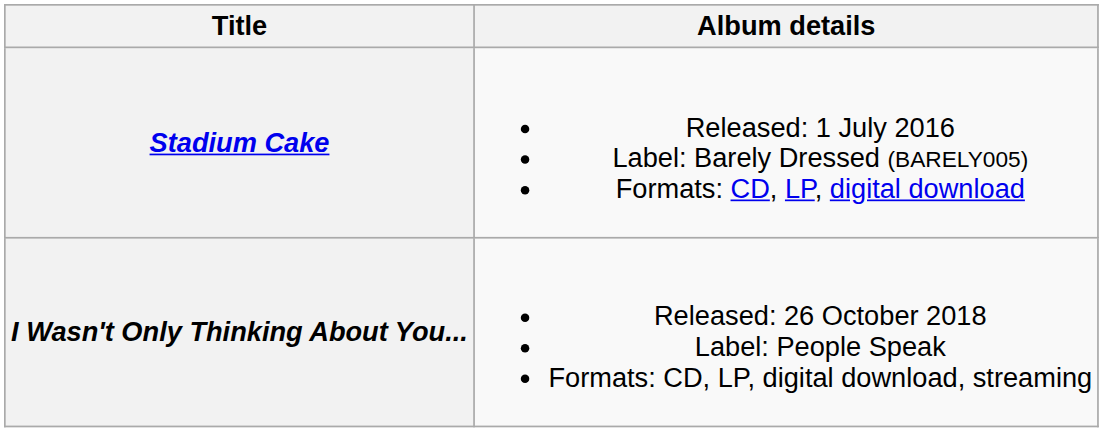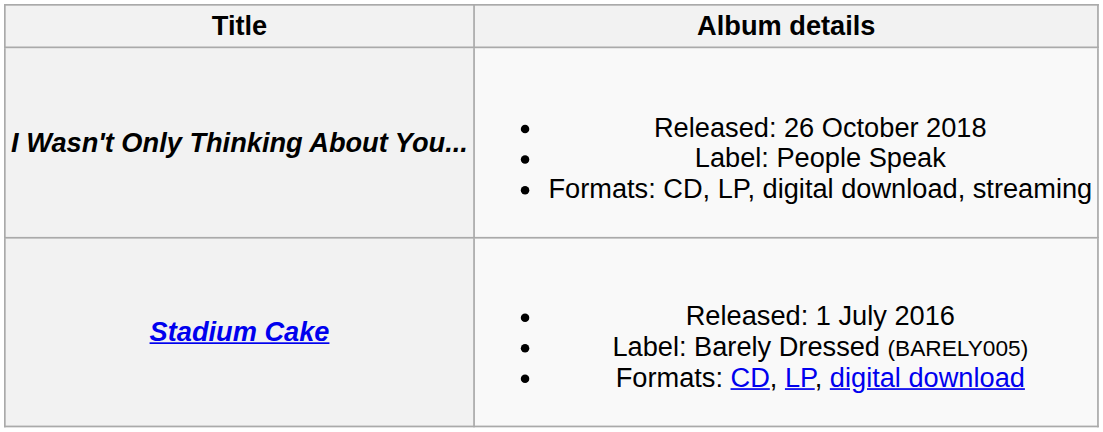rows swapped: (240, 142) <-> (240, 331)
